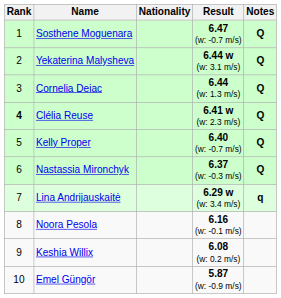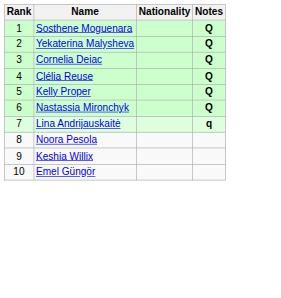- column: (218, 12)
(19, 116) bold -> (19, 76) normal
